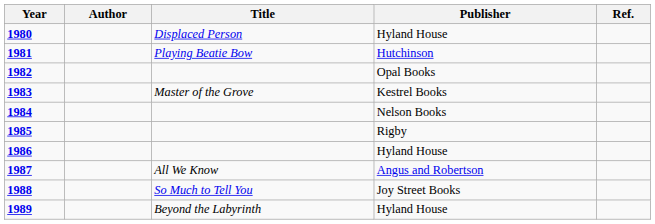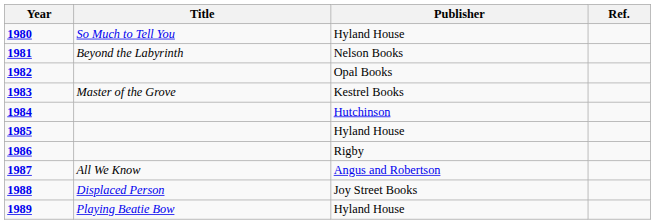- column: (108, 14)
(198, 33) Displaced Person -> (126, 33) So Much to Tell You
(203, 53) Playing Beatie Bow -> (130, 53) Beyond the Labyrinth
(405, 53) Hutchinson -> (368, 53) Nelson Books
(411, 111) Nelson Books -> (362, 111) Hutchinson
(392, 131) Rigby -> (369, 131) Hyland House
(412, 151) Hyland House -> (349, 151) Rigby
(203, 190) So Much to Tell You -> (121, 190) Displaced Person
(208, 209) Beyond the Labyrinth -> (125, 209) Playing Beatie Bow
